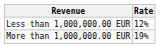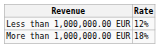(141, 37) 19% -> (141, 37) 18%
